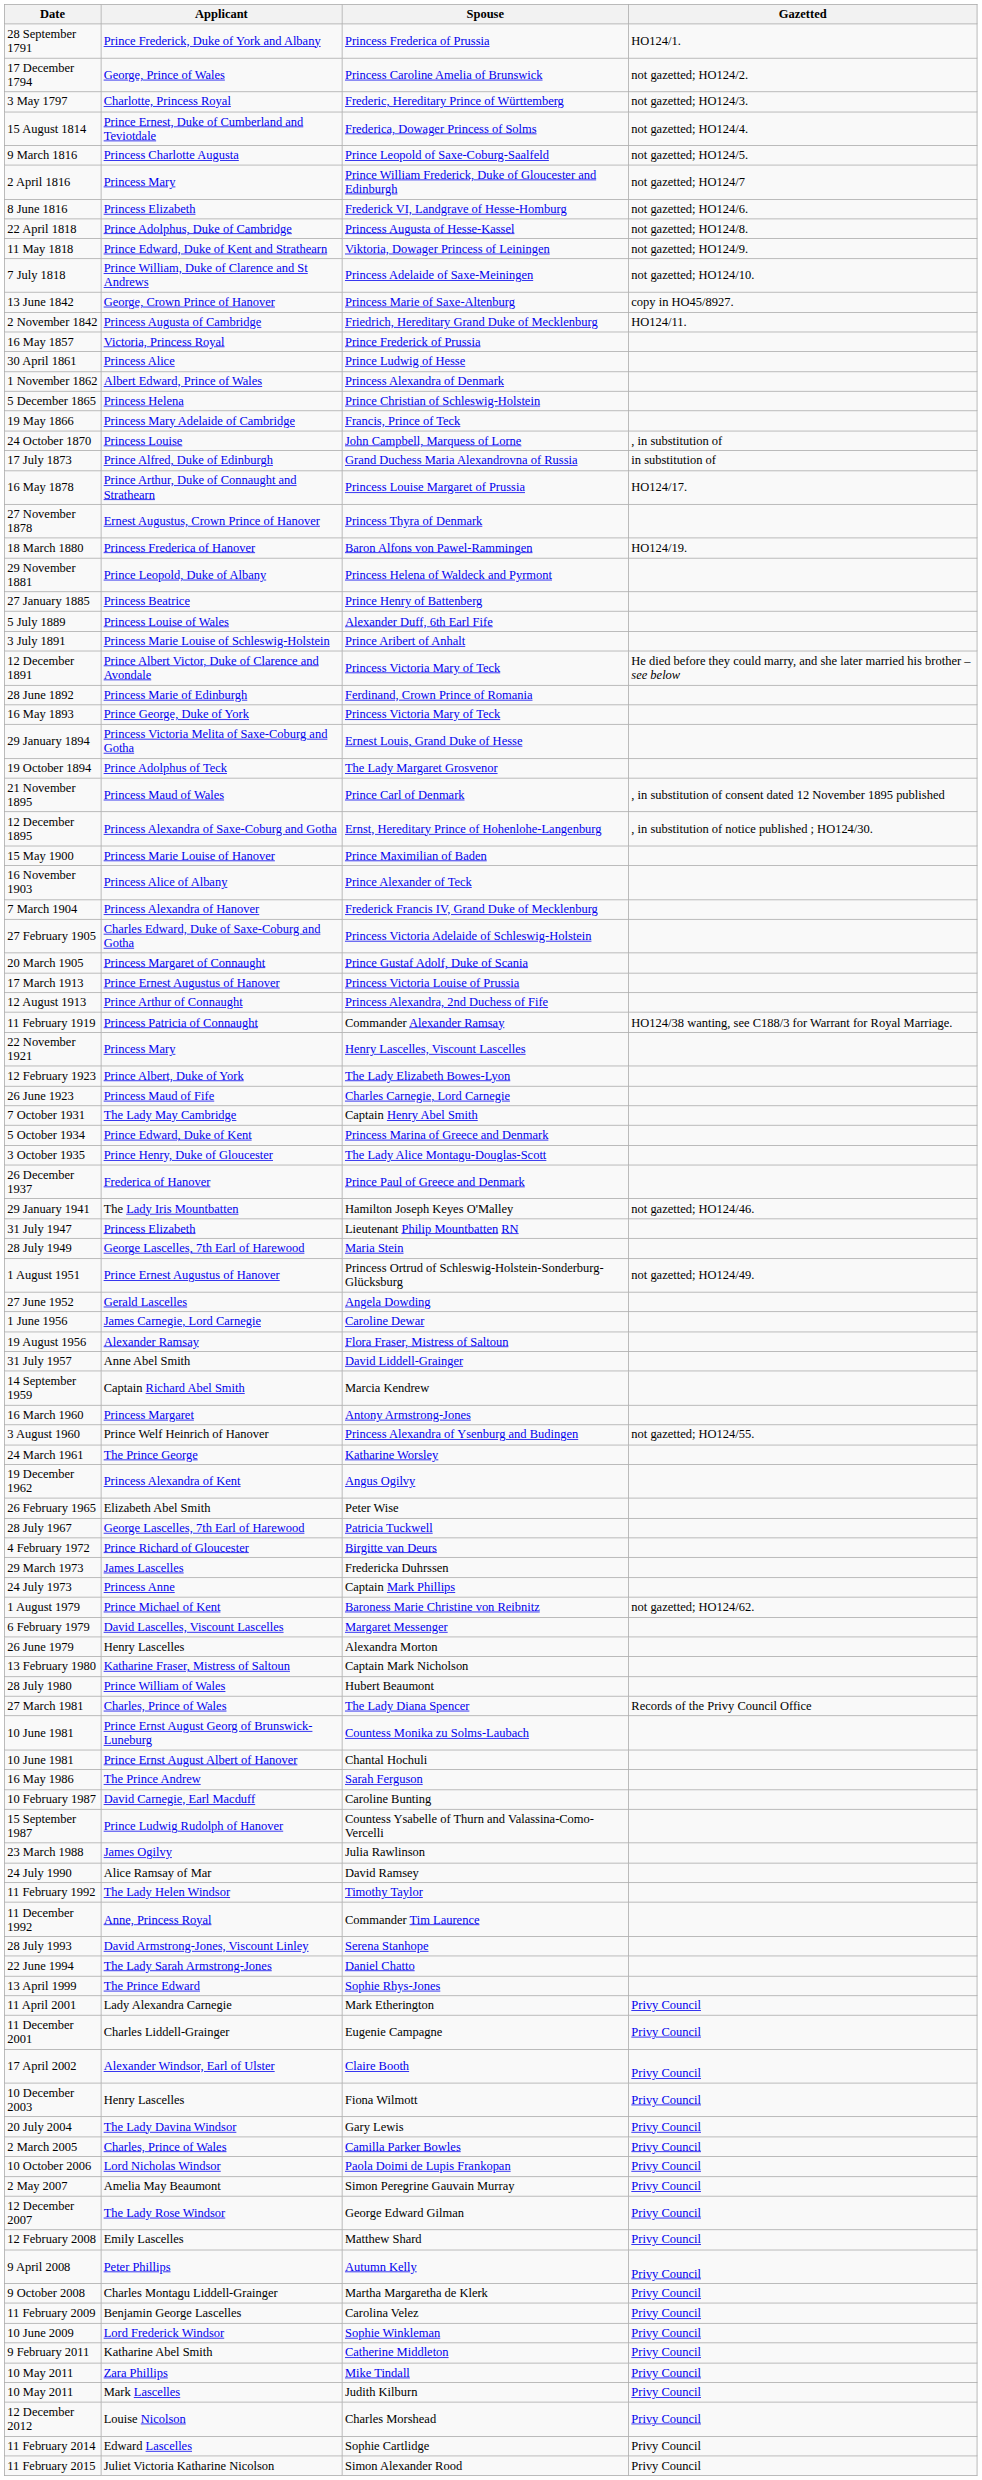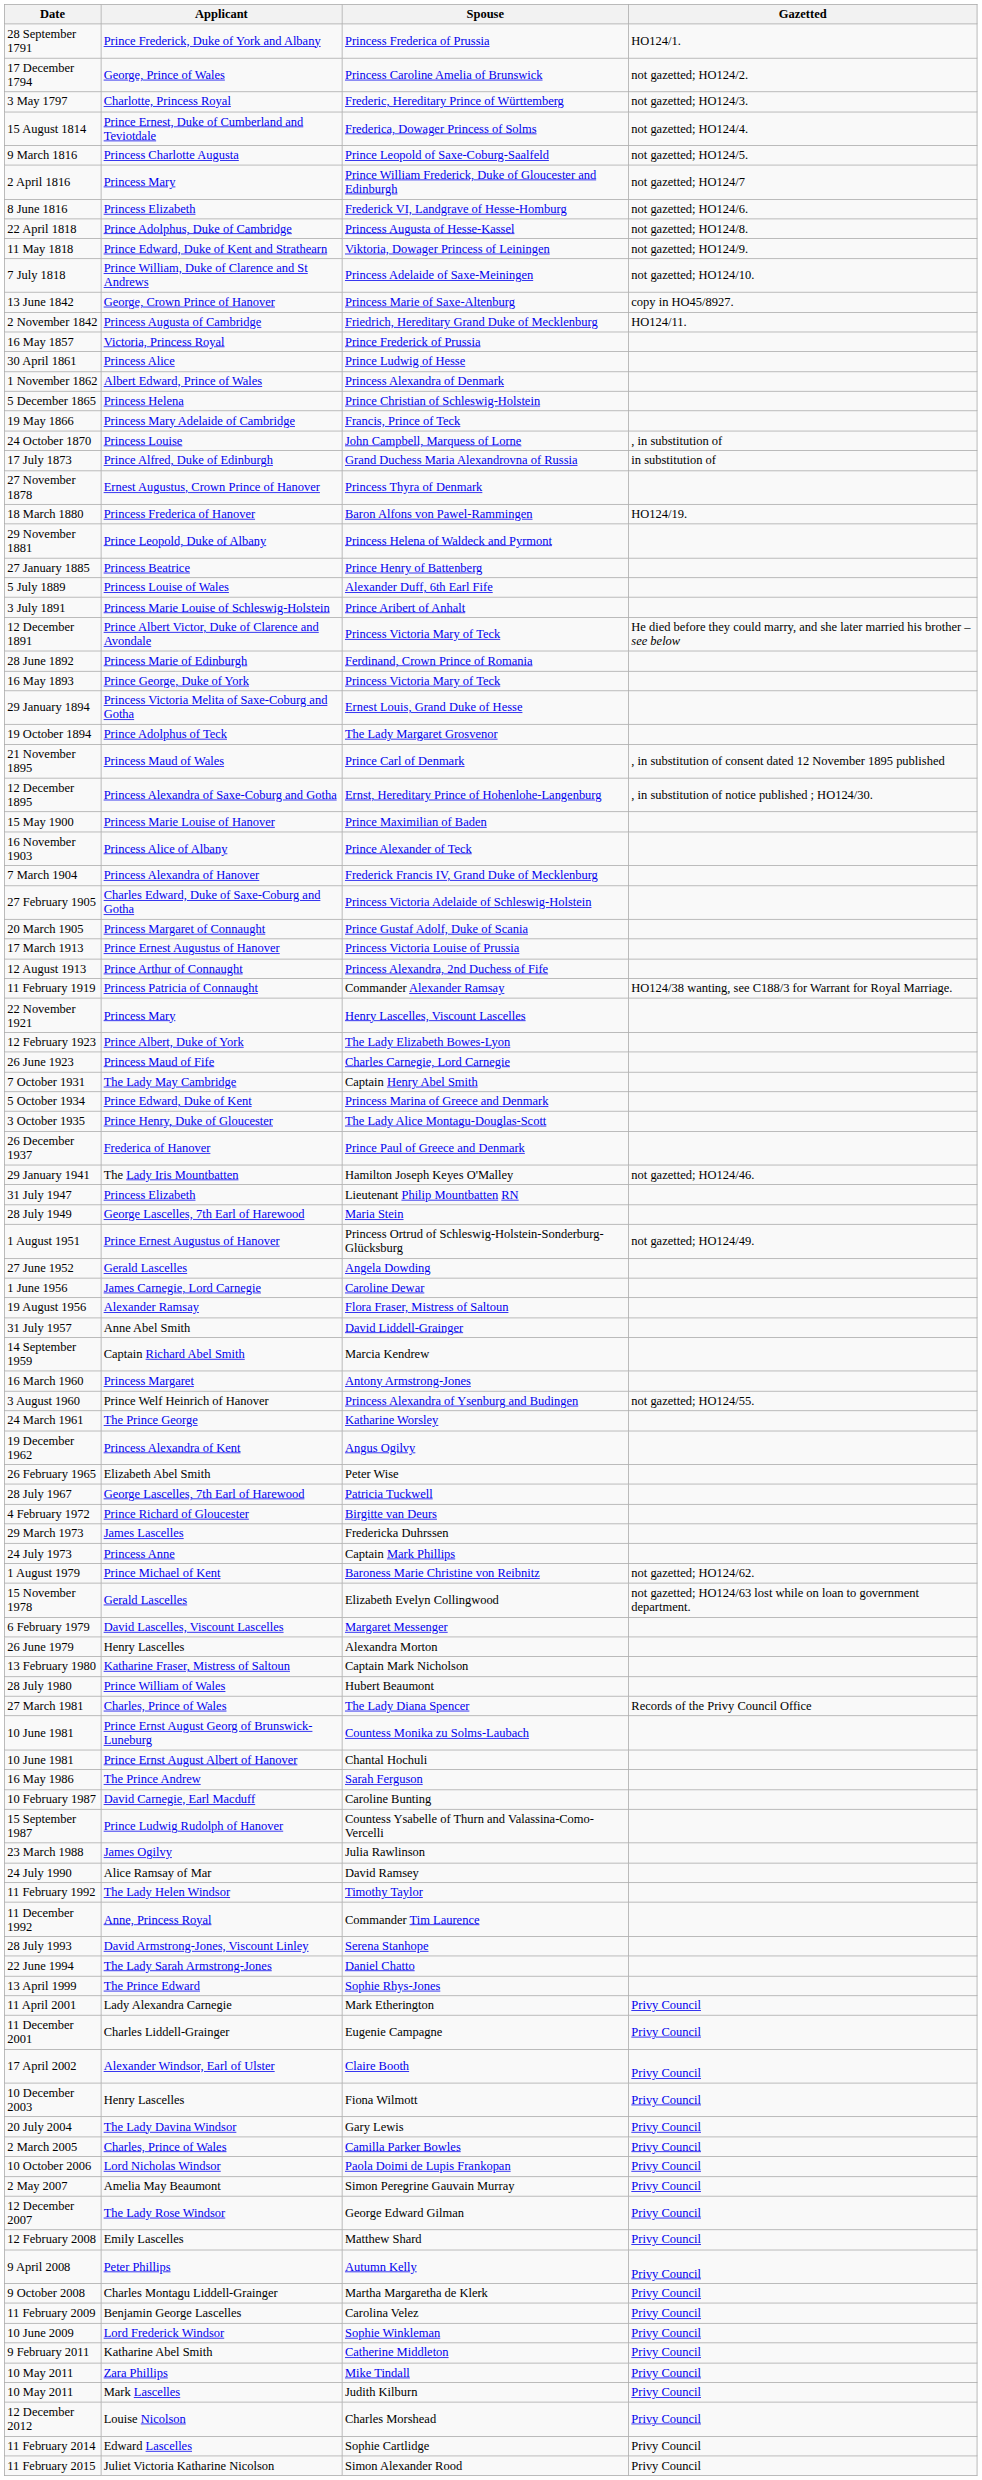- row: (41, 487)
+ row: (41, 1600)
